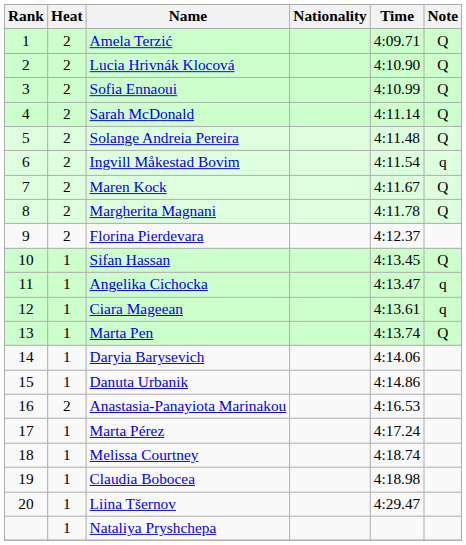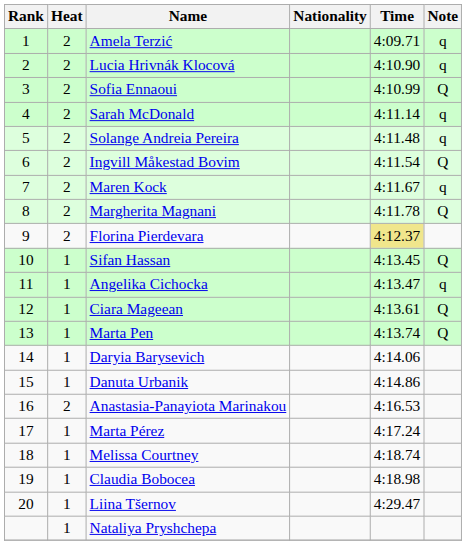(443, 41) Q -> (443, 41) q
(443, 65) Q -> (443, 65) q
(443, 114) Q -> (443, 114) q
(443, 138) Q -> (443, 138) q
(443, 162) q -> (443, 162) Q
(443, 187) Q -> (443, 187) q
(397, 235) no background -> (397, 235) khaki background
(443, 308) q -> (443, 308) Q
